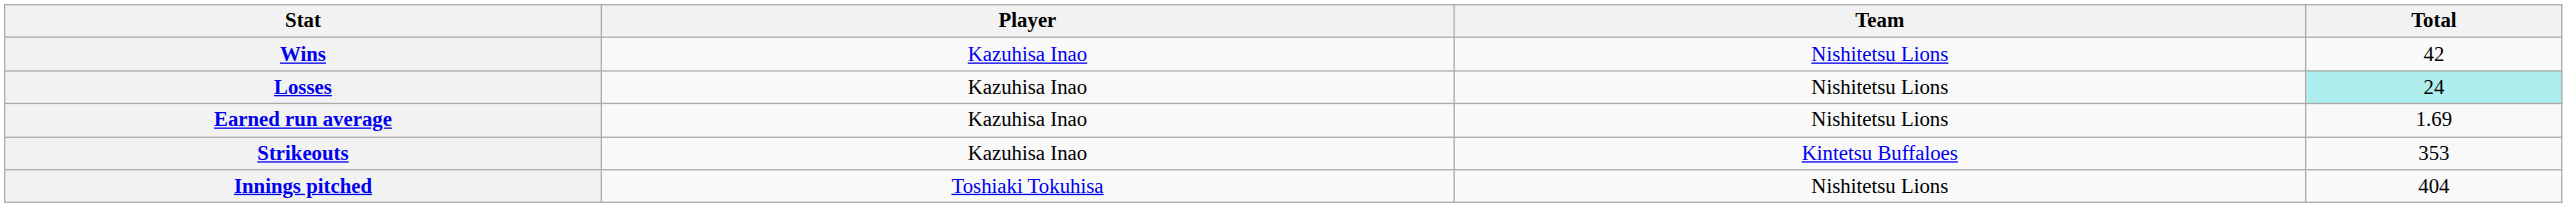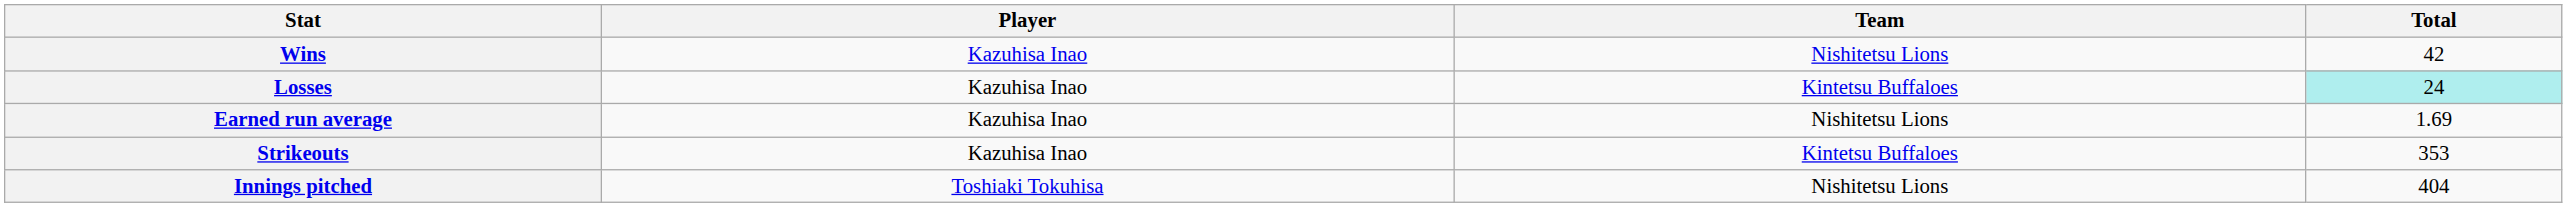(1880, 86) Nishitetsu Lions -> (1880, 86) Kintetsu Buffaloes
